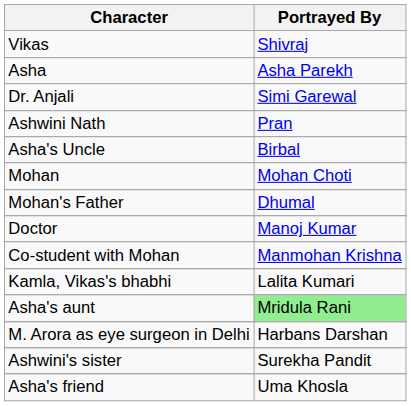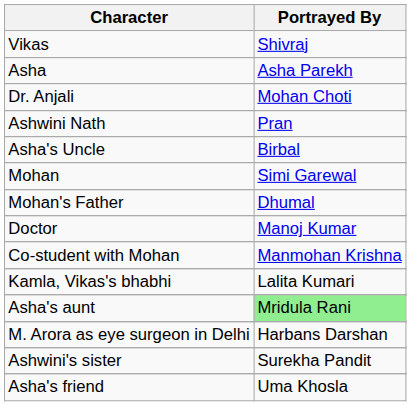(307, 96) Simi Garewal -> (305, 96) Mohan Choti
(305, 176) Mohan Choti -> (307, 176) Simi Garewal
